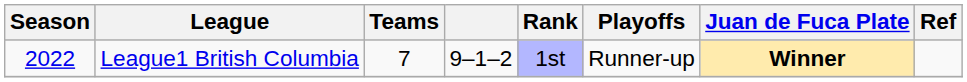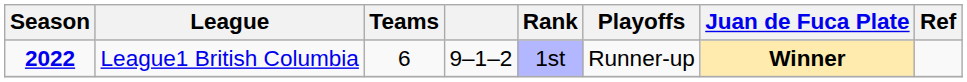(50, 58) normal -> (50, 58) bold
(404, 58) 7 -> (404, 58) 6
